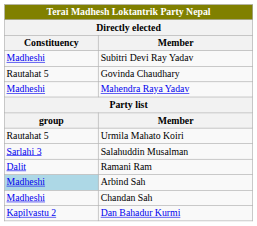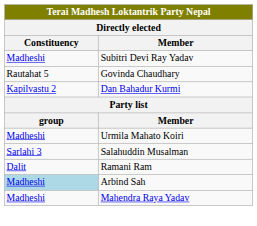rows swapped: (141, 213) <-> (145, 89)
(28, 136) Rautahat 5 -> (26, 136) Madheshi
- row: (127, 197)
